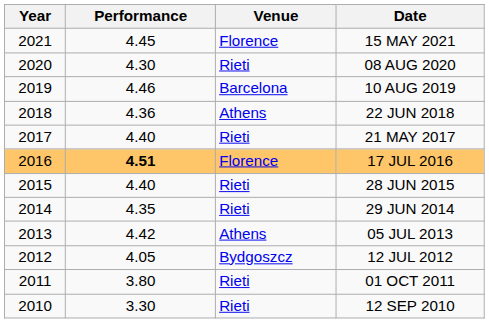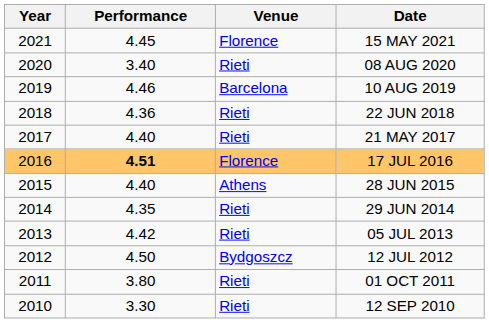(141, 64) 4.30 -> (141, 64) 3.40
(243, 112) Athens -> (234, 112) Rieti
(234, 185) Rieti -> (243, 185) Athens
(243, 233) Athens -> (234, 233) Rieti
(141, 257) 4.05 -> (141, 257) 4.50
